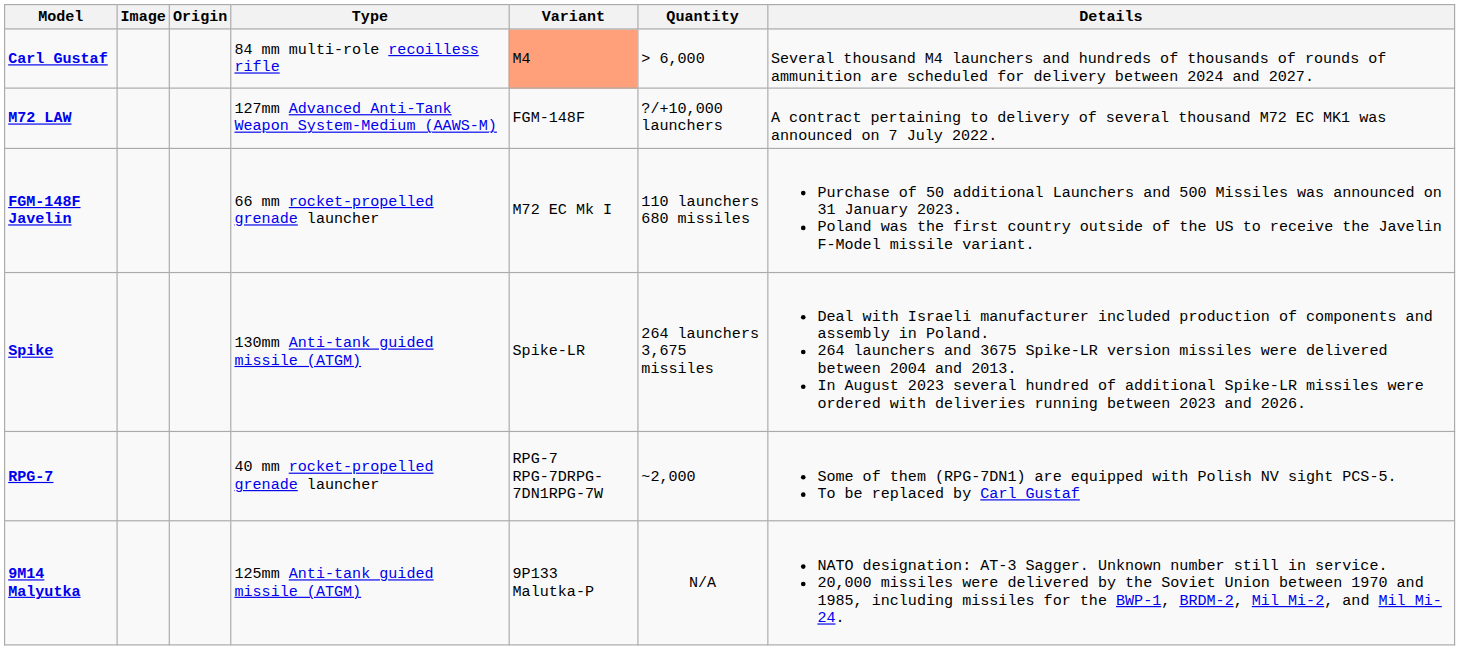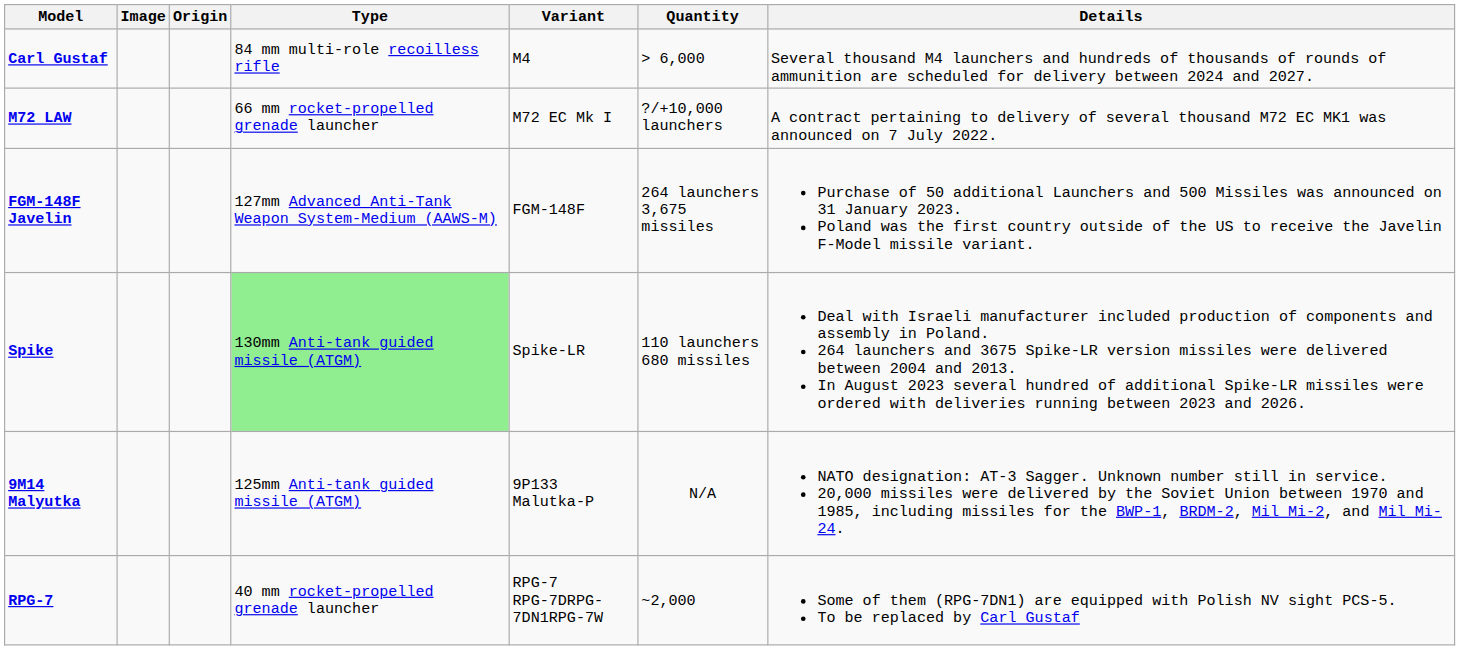(522, 59) lightsalmon background -> (522, 59) no background
(366, 118) 127mm Advanced Anti-Tank Weapon System-Medium (AAWS-M) -> (334, 118) 66 mm rocket-propelled grenade launcher
(549, 118) FGM-148F -> (562, 118) M72 EC Mk I
(334, 210) 66 mm rocket-propelled grenade launcher -> (366, 210) 127mm Advanced Anti-Tank Weapon System-Medium (AAWS-M)
(562, 210) M72 EC Mk I -> (549, 210) FGM-148F
(700, 210) 110 launchers 680 missiles -> (700, 210) 264 launchers 3,675 missiles
(334, 352) no background -> (334, 352) lightgreen background
(700, 352) 264 launchers 3,675 missiles -> (700, 352) 110 launchers 680 missiles
rows swapped: (31, 476) <-> (44, 583)
